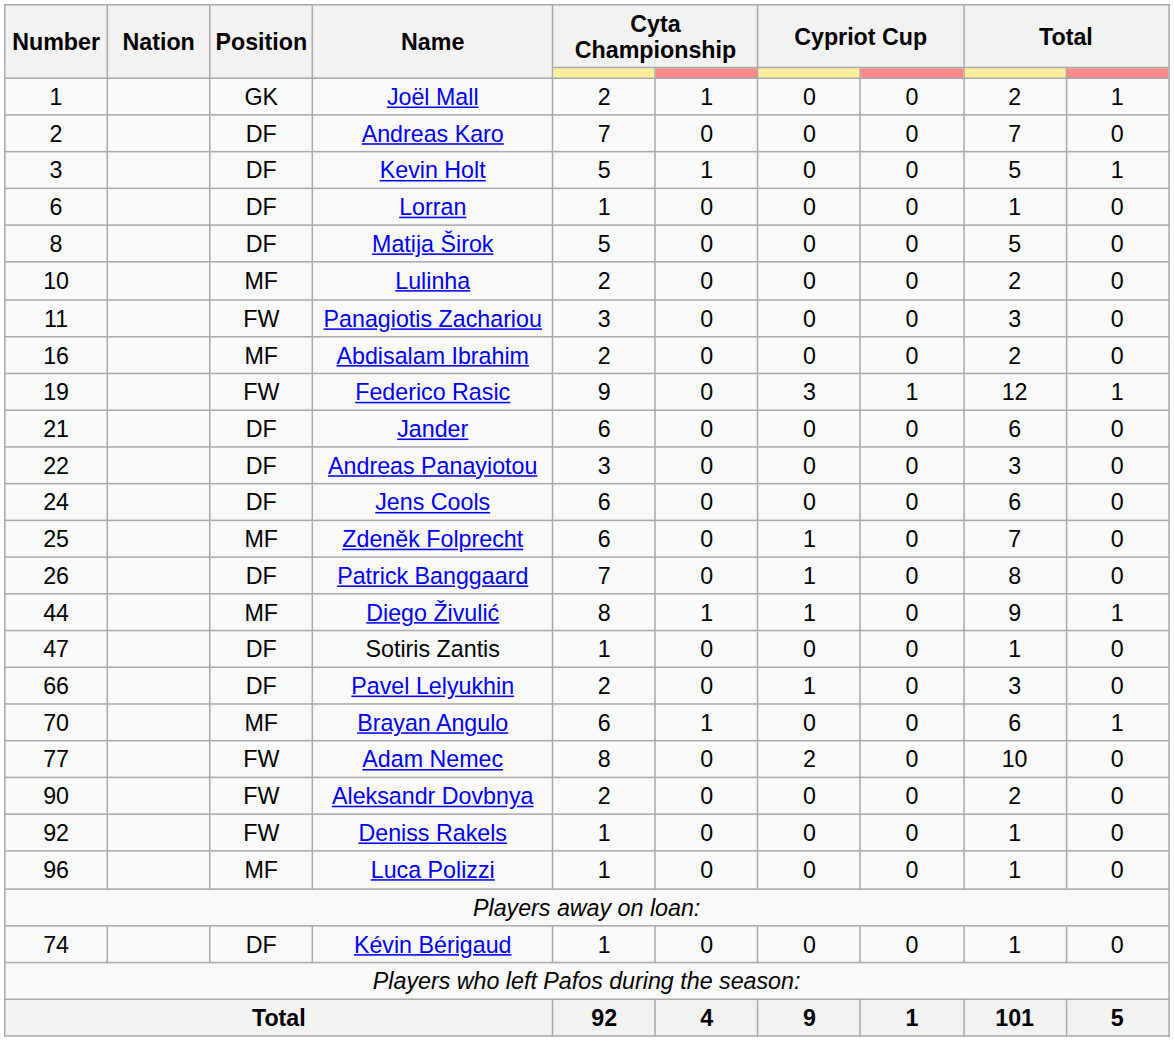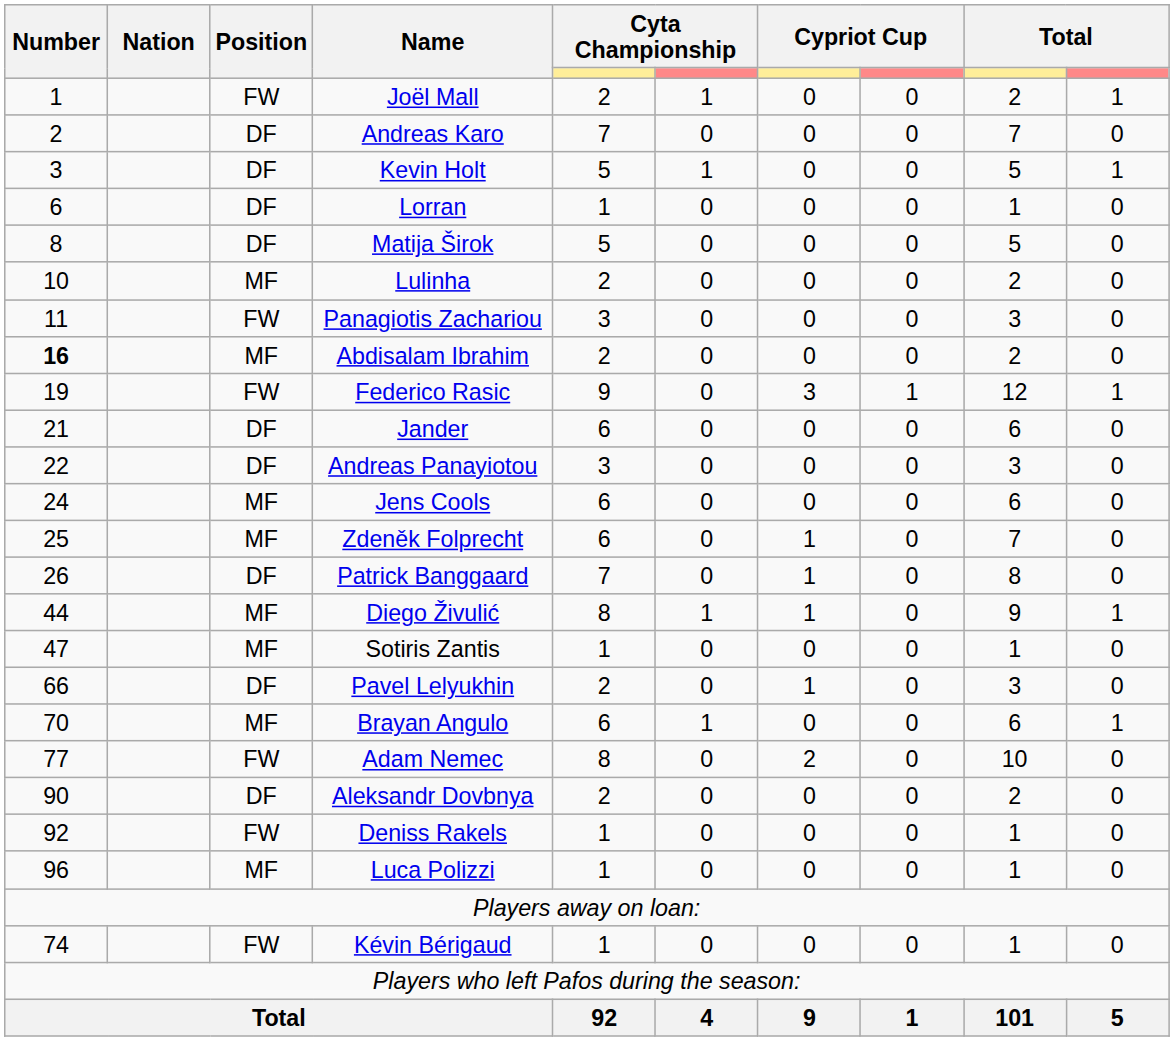(261, 97) GK -> (261, 97) FW
(56, 355) normal -> (56, 355) bold
(261, 502) DF -> (261, 502) MF
(261, 649) DF -> (261, 649) MF
(261, 796) FW -> (261, 796) DF
(261, 944) DF -> (261, 944) FW
